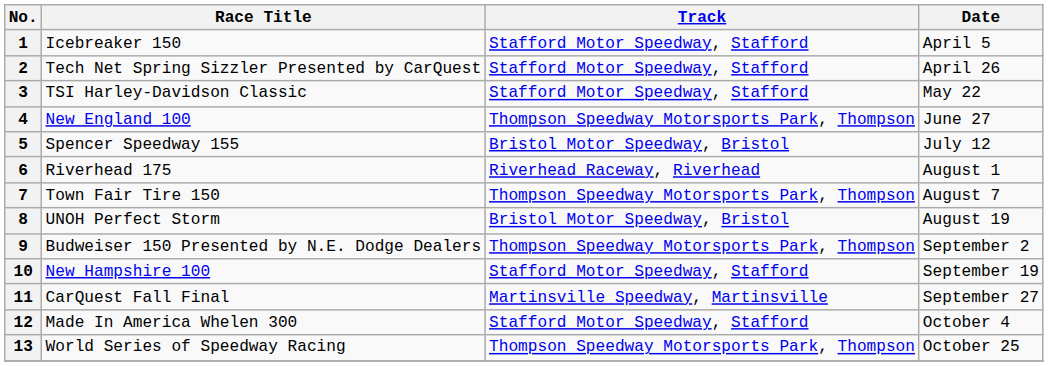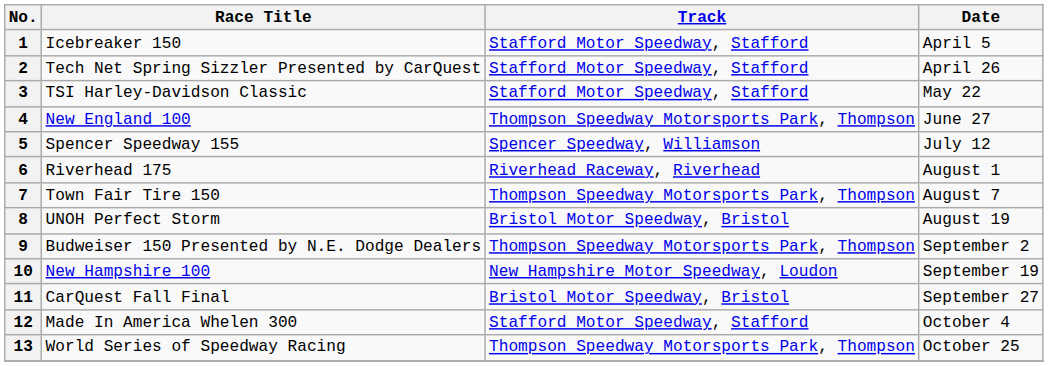(639, 145) Bristol Motor Speedway, Bristol -> (625, 145) Spencer Speedway, Williamson
(649, 272) Stafford Motor Speedway, Stafford -> (663, 272) New Hampshire Motor Speedway, Loudon
(658, 297) Martinsville Speedway, Martinsville -> (639, 297) Bristol Motor Speedway, Bristol
